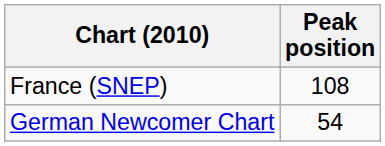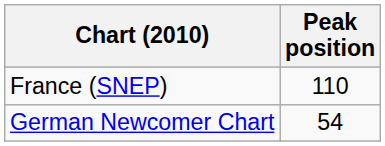(330, 85) 108 -> (330, 85) 110
